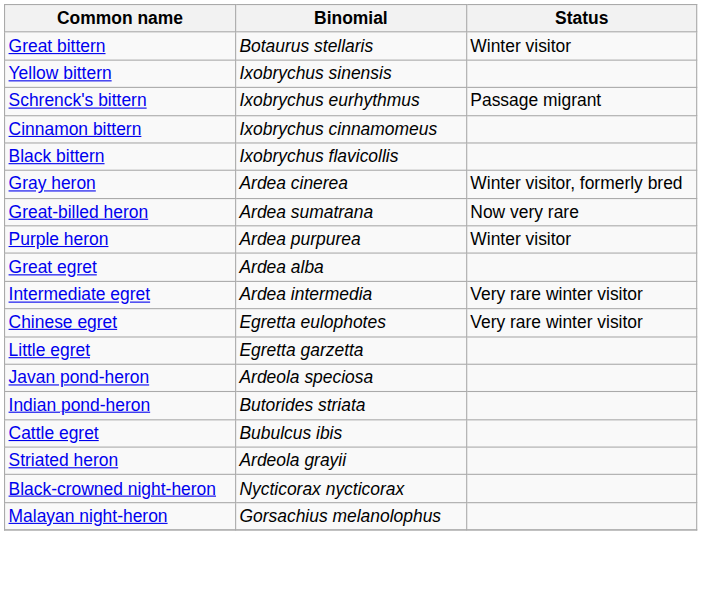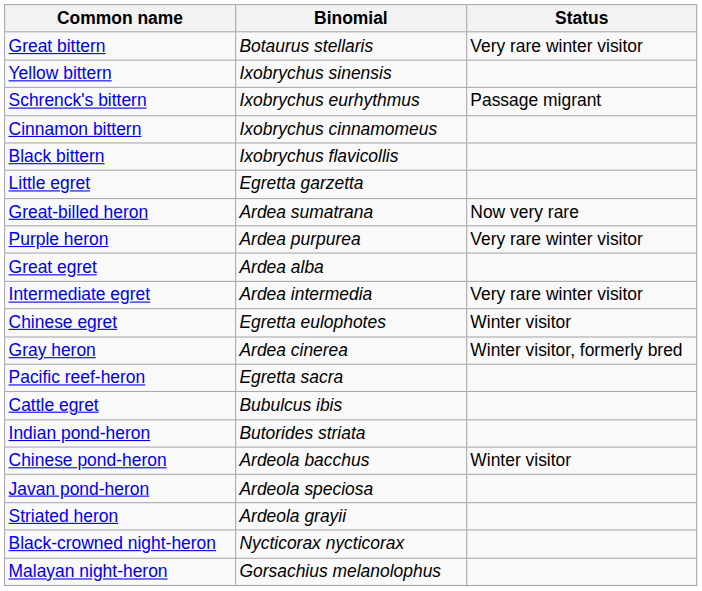(521, 45) Winter visitor -> (557, 45) Very rare winter visitor
rows swapped: (52, 184) <-> (49, 350)
(521, 239) Winter visitor -> (557, 239) Very rare winter visitor
(557, 322) Very rare winter visitor -> (521, 322) Winter visitor
+ row: (77, 377)
rows swapped: (54, 433) <-> (79, 377)
+ row: (88, 460)
